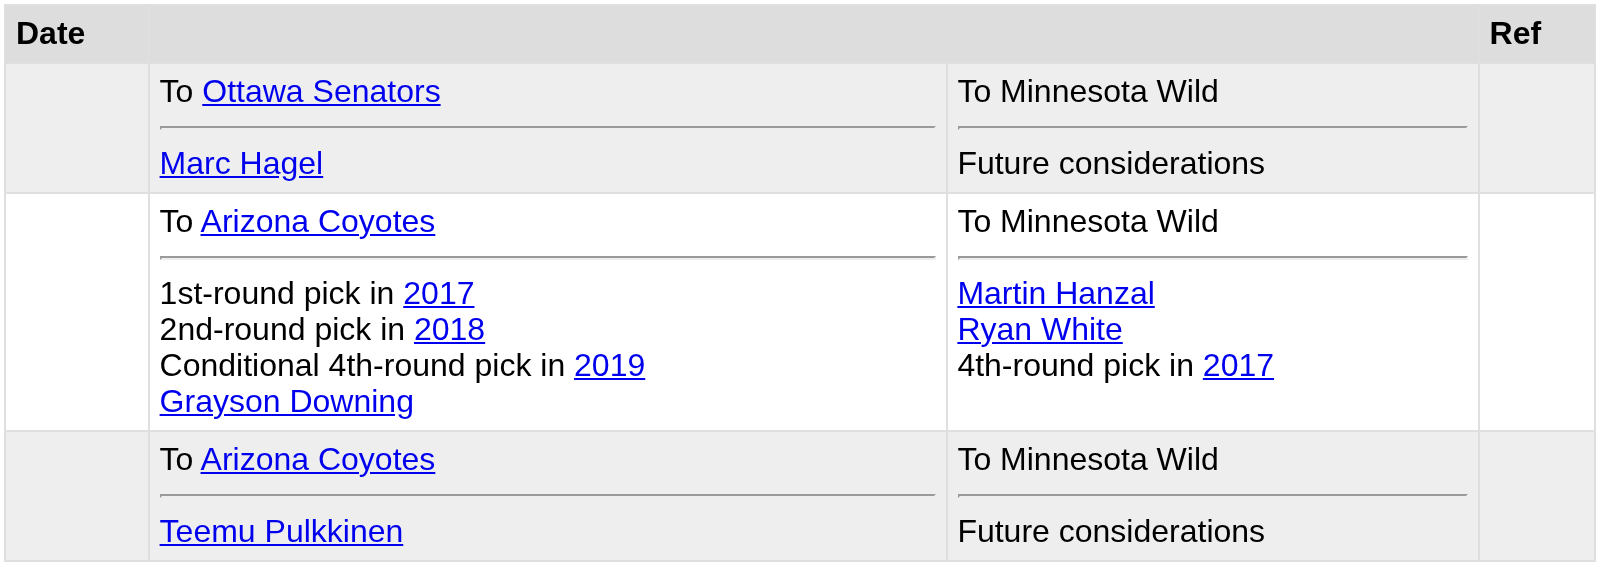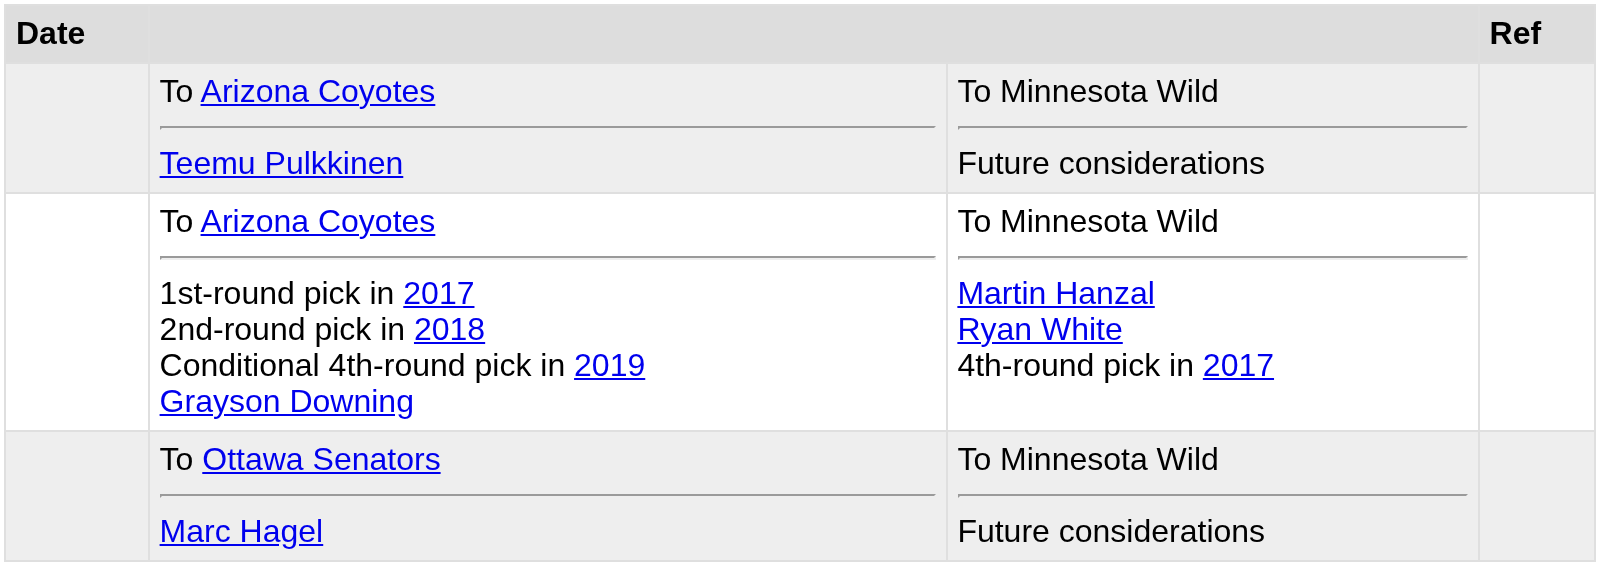rows swapped: (547, 127) <-> (547, 495)
